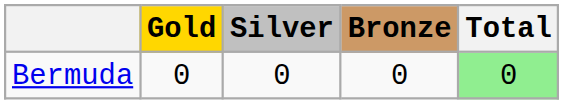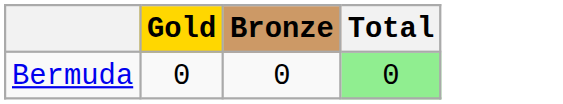- column: (282, 29)
